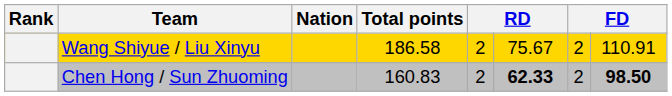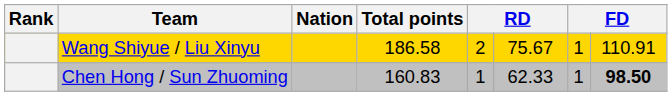(579, 47) 2 -> (579, 47) 1
(480, 76) 2 -> (480, 76) 1
(530, 76) bold -> (530, 76) normal
(579, 76) 2 -> (579, 76) 1
